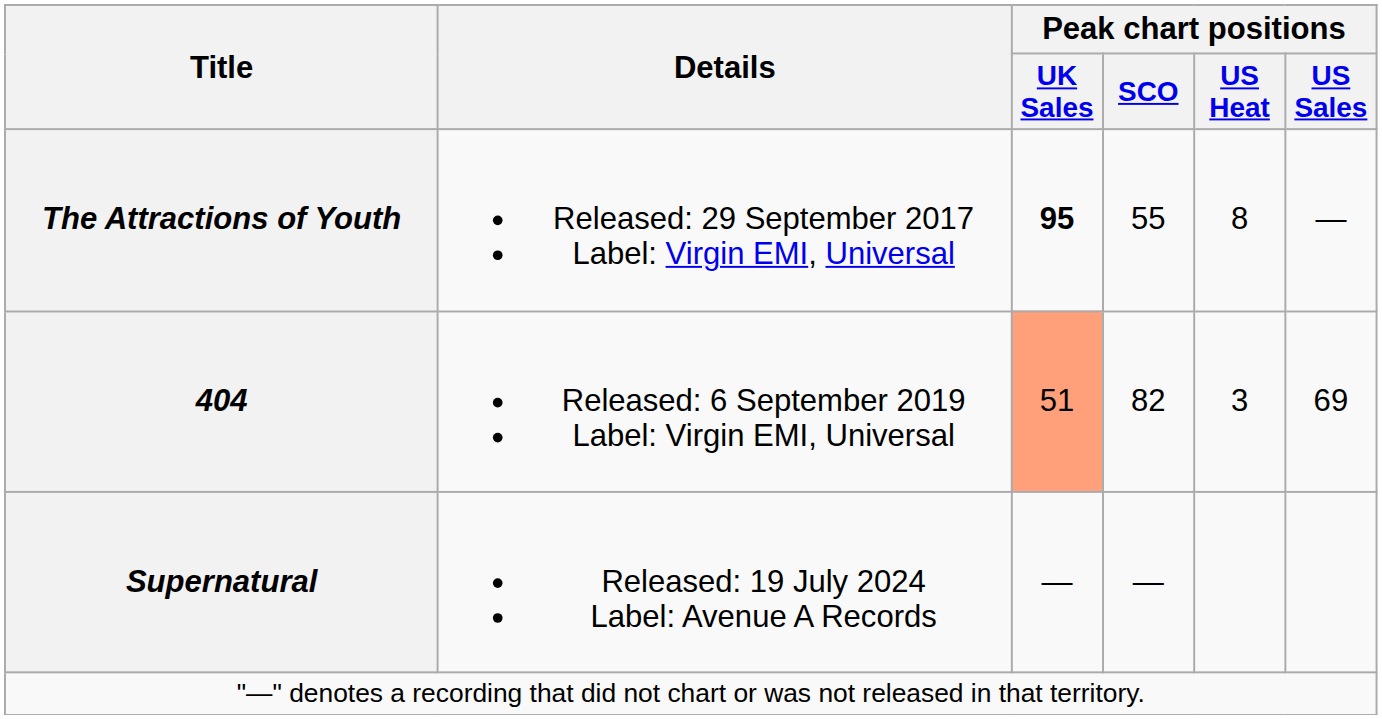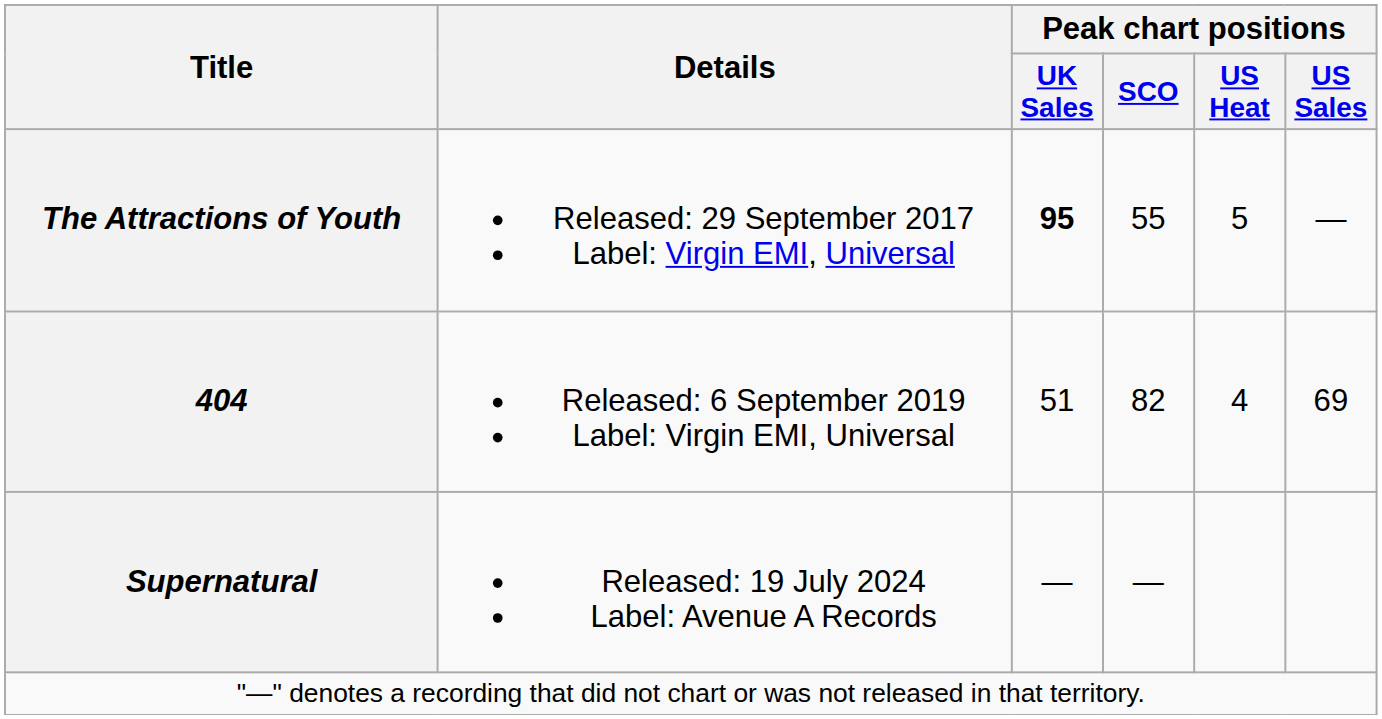(1240, 219) 8 -> (1240, 219) 5
(1057, 400) lightsalmon background -> (1057, 400) no background
(1240, 400) 3 -> (1240, 400) 4
